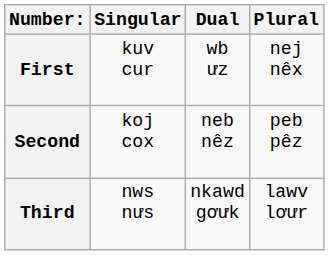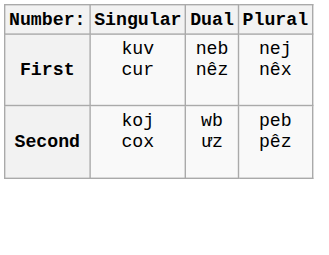(218, 60) wb ưz -> (212, 60) neb nêz
(217, 131) neb nêz -> (212, 131) wb ưz
- row: (47, 214)
